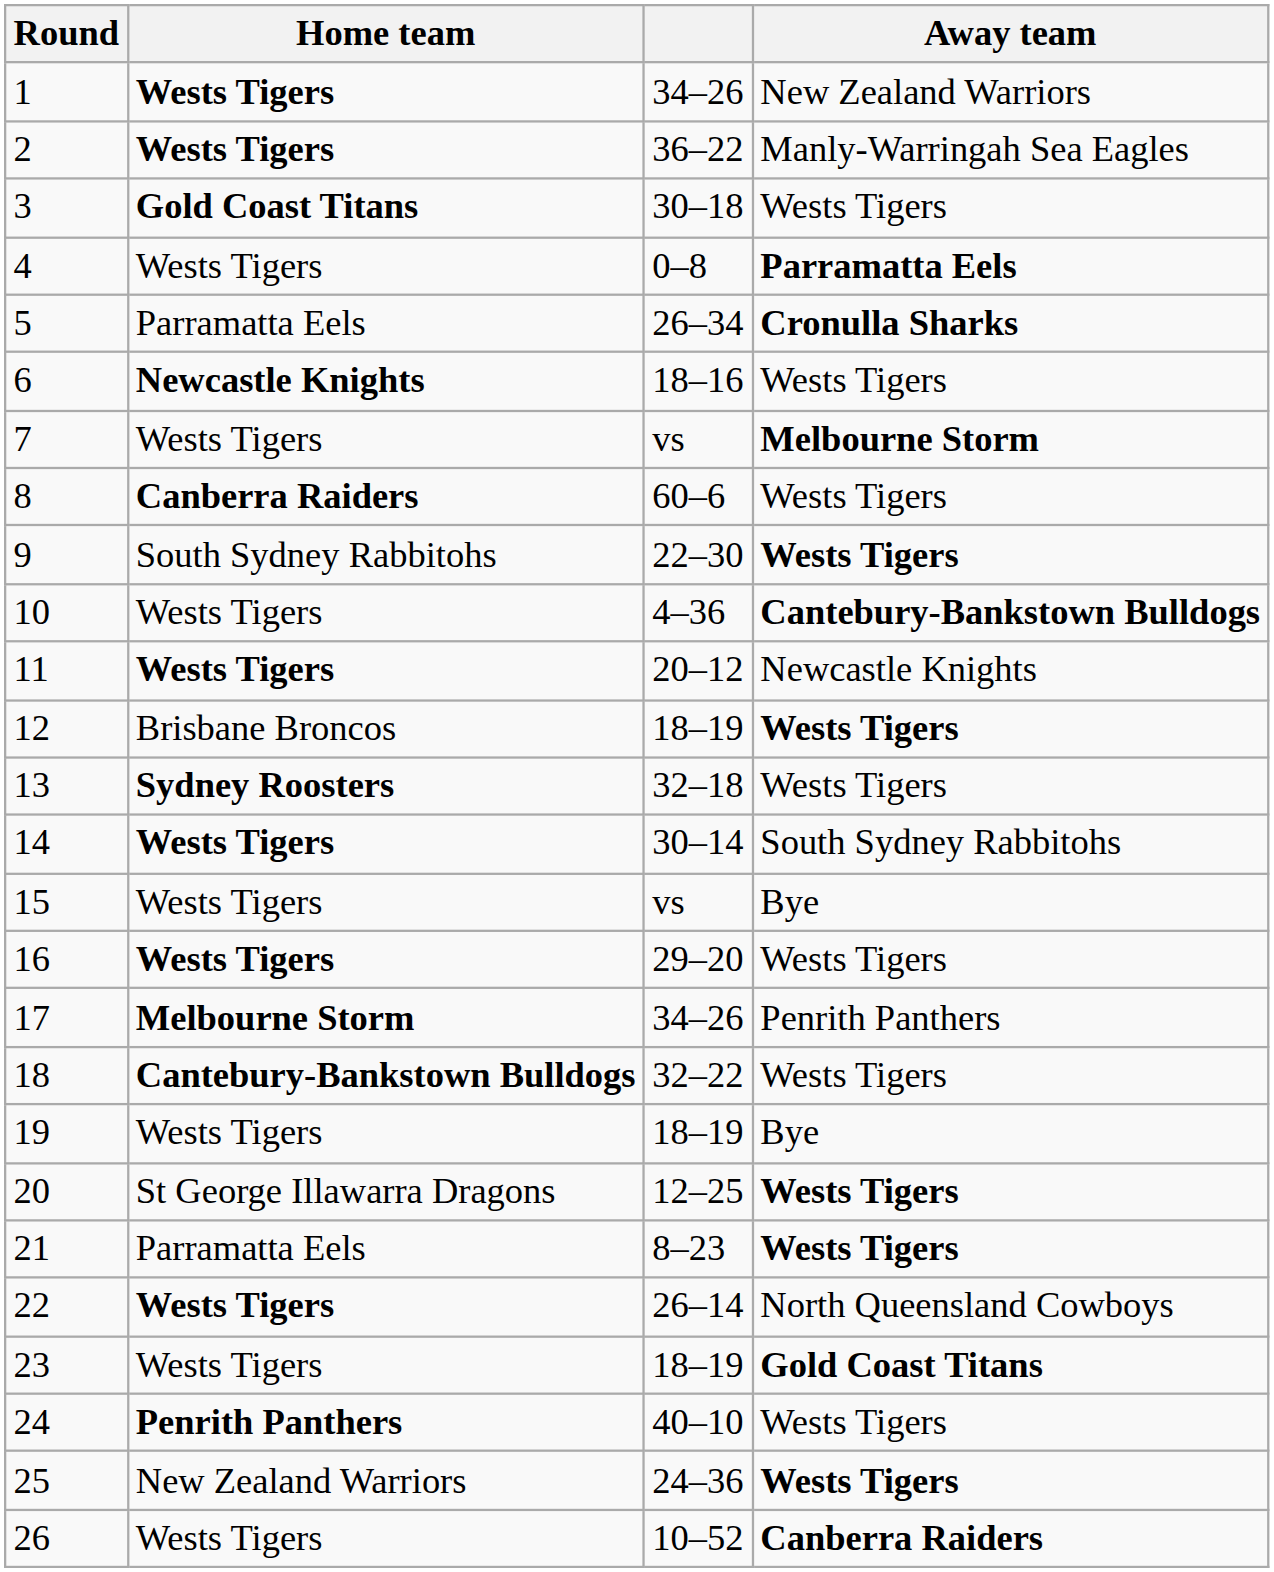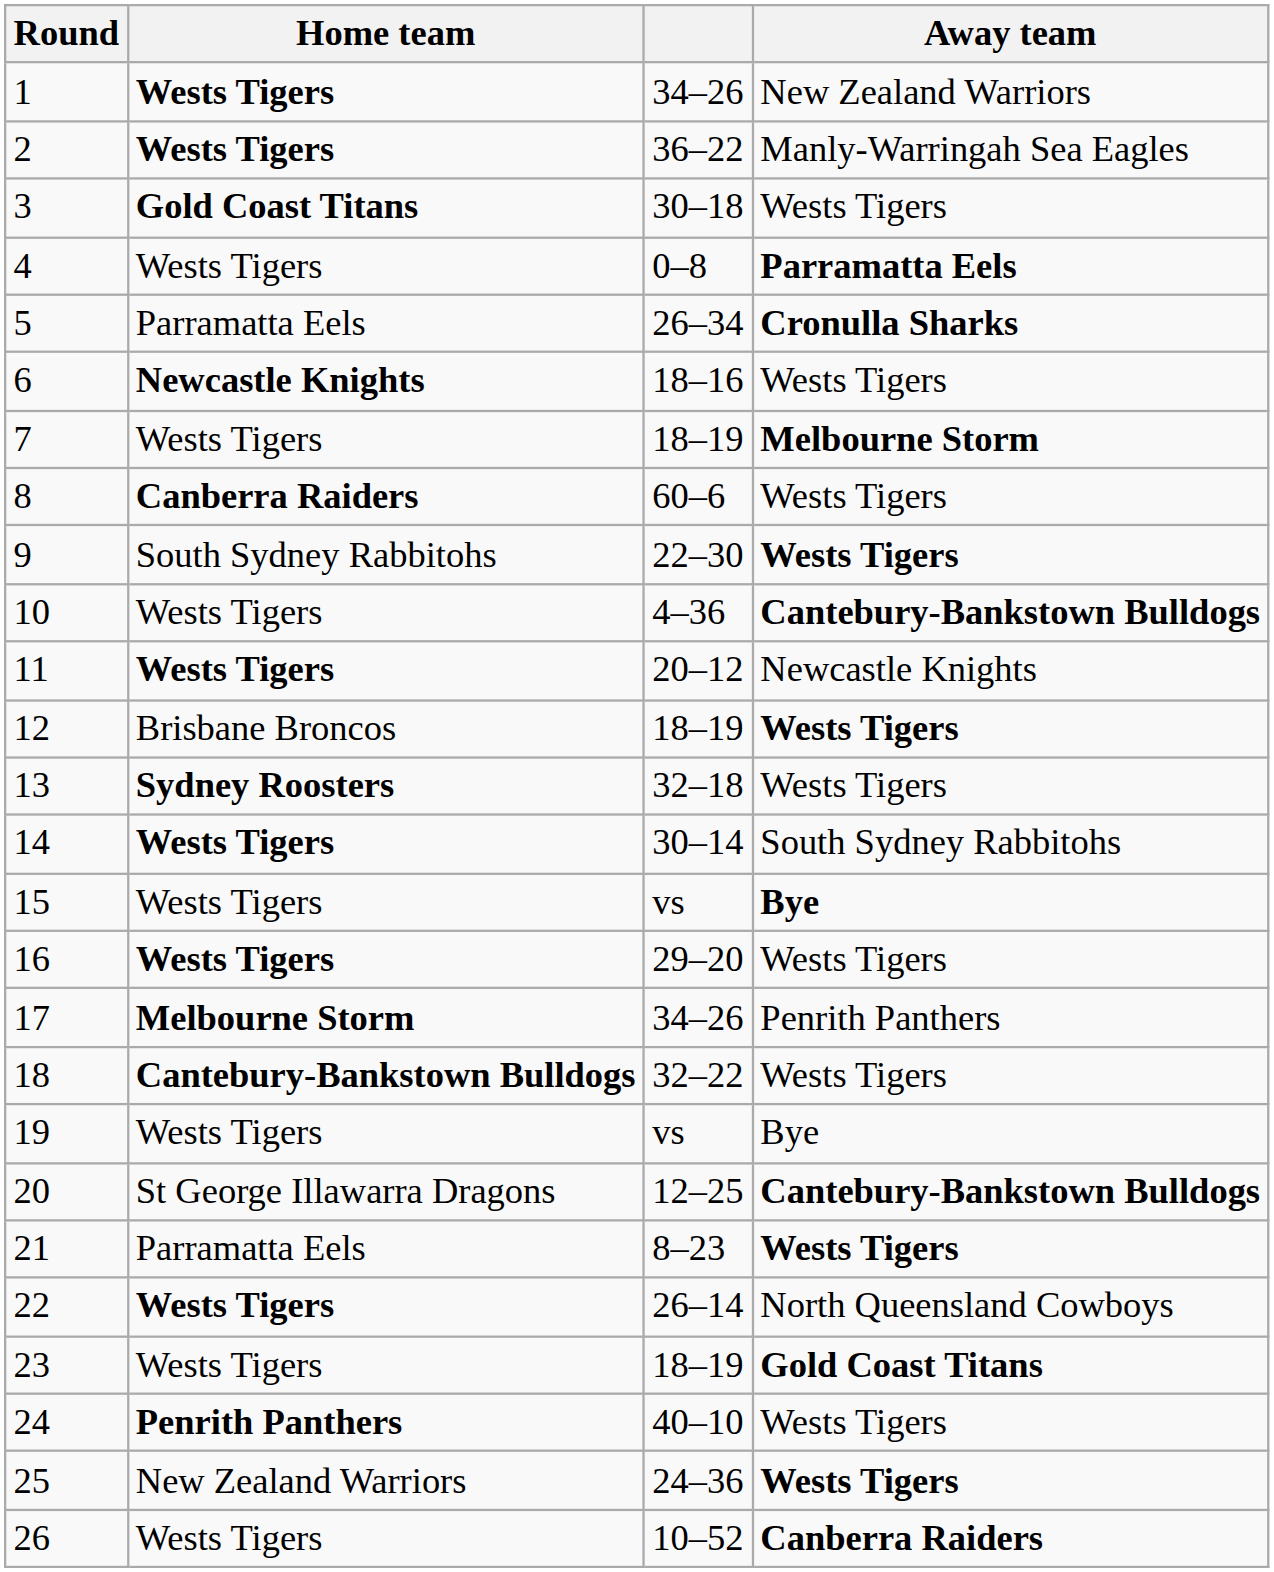(669, 438) vs -> (698, 438) 18–19
(790, 901) normal -> (790, 901) bold
(698, 1132) 18–19 -> (669, 1132) vs
(859, 1190) Wests Tigers -> (1010, 1190) Cantebury-Bankstown Bulldogs
